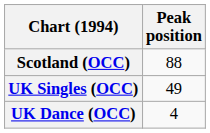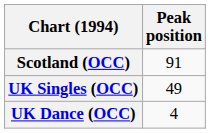(174, 62) 88 -> (174, 62) 91
